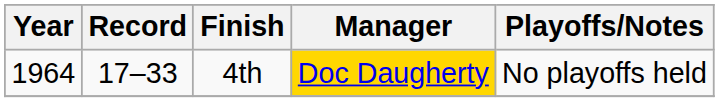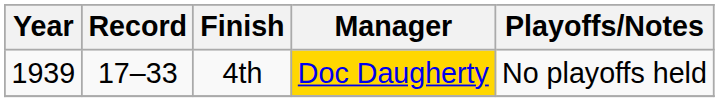(43, 72) 1964 -> (43, 72) 1939
